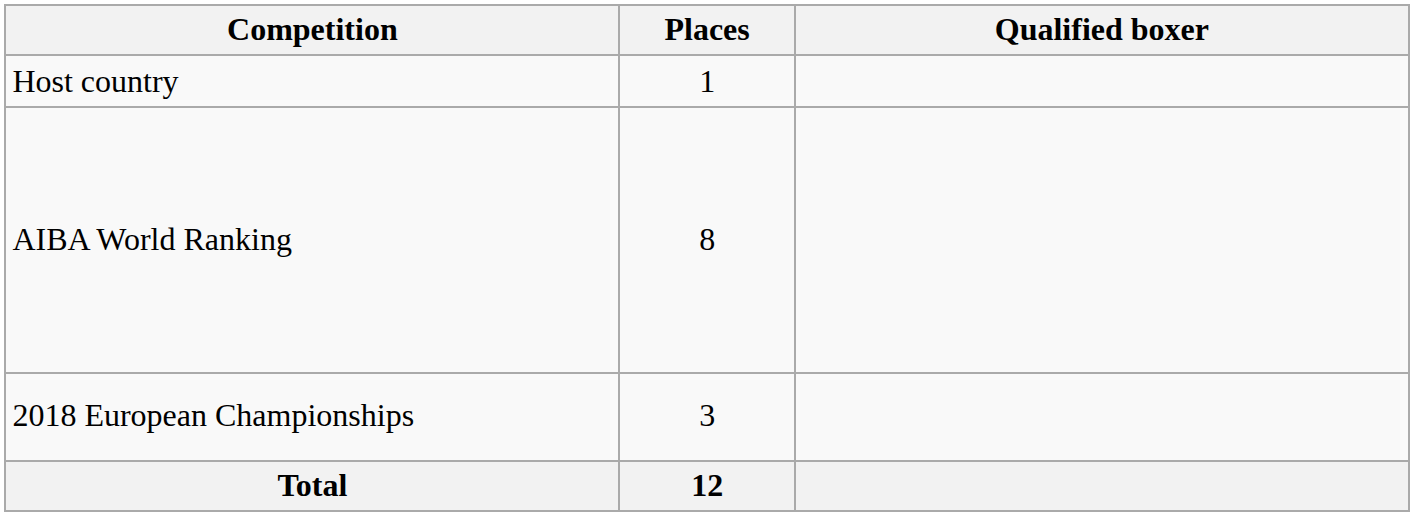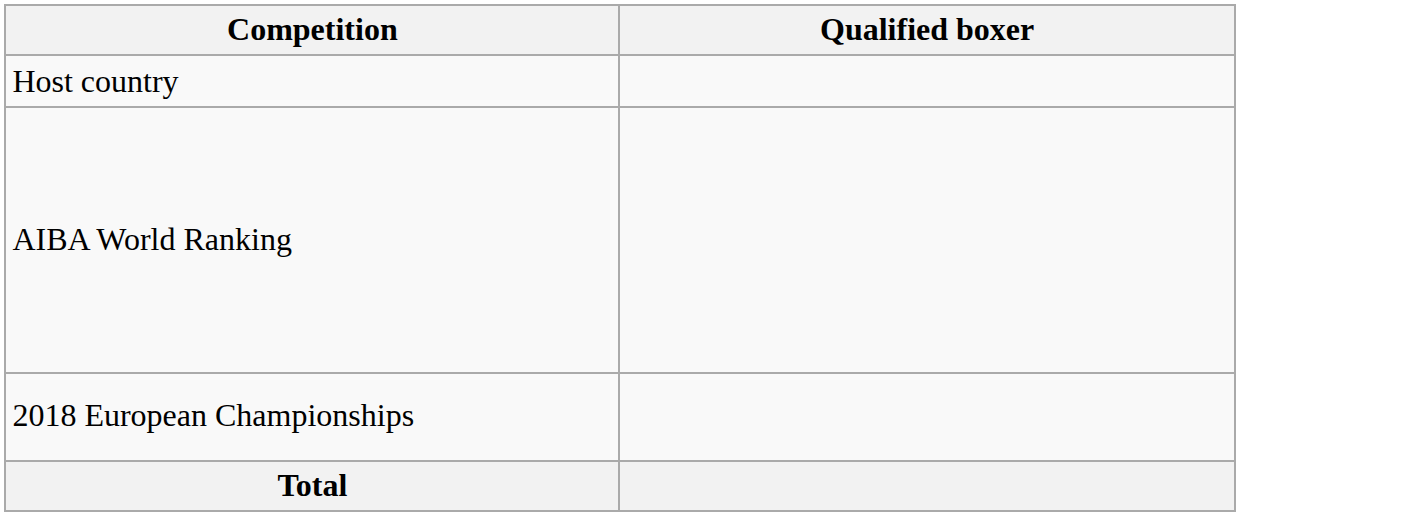- column: (707, 29)
